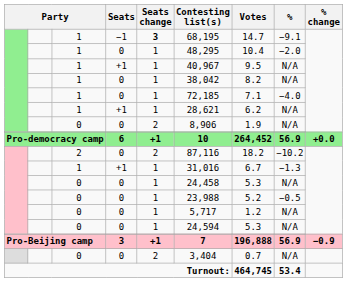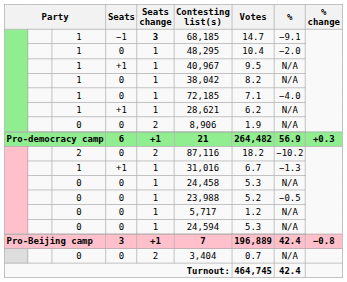(203, 37) 68,195 -> (203, 37) 68,185
(203, 139) 10 -> (203, 139) 21
(253, 139) 264,452 -> (253, 139) 264,482
(324, 139) +0.0 -> (324, 139) +0.3
(253, 241) 196,888 -> (253, 241) 196,889
(290, 241) 56.9 -> (290, 241) 42.4
(324, 241) −0.9 -> (324, 241) −0.8
(290, 271) 53.4 -> (290, 271) 42.4
